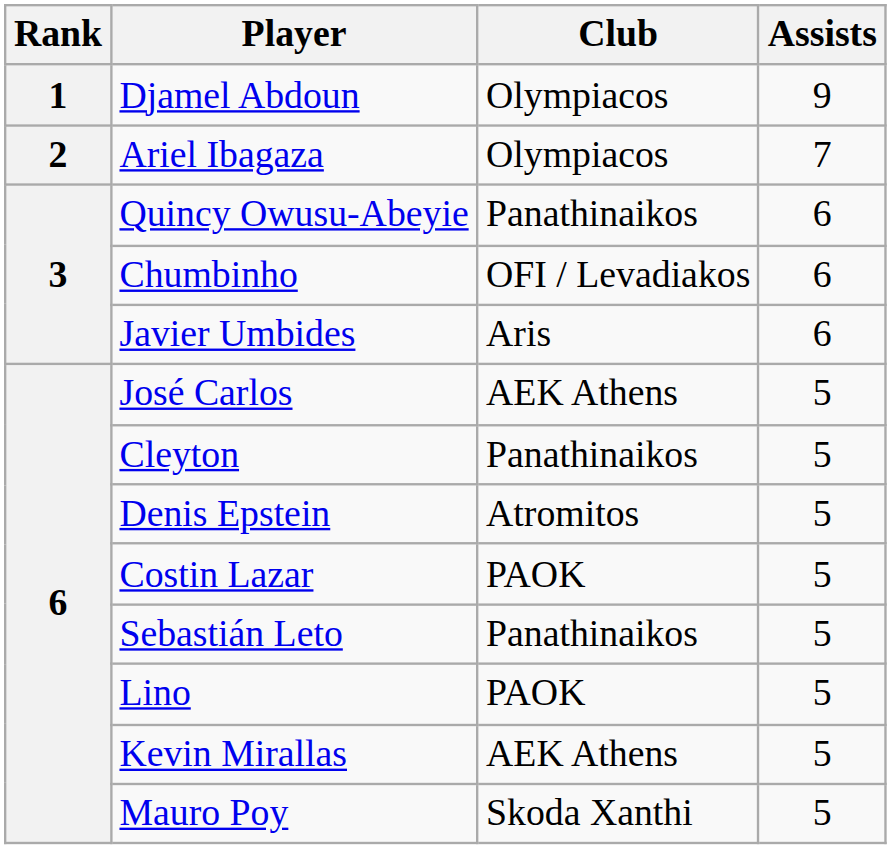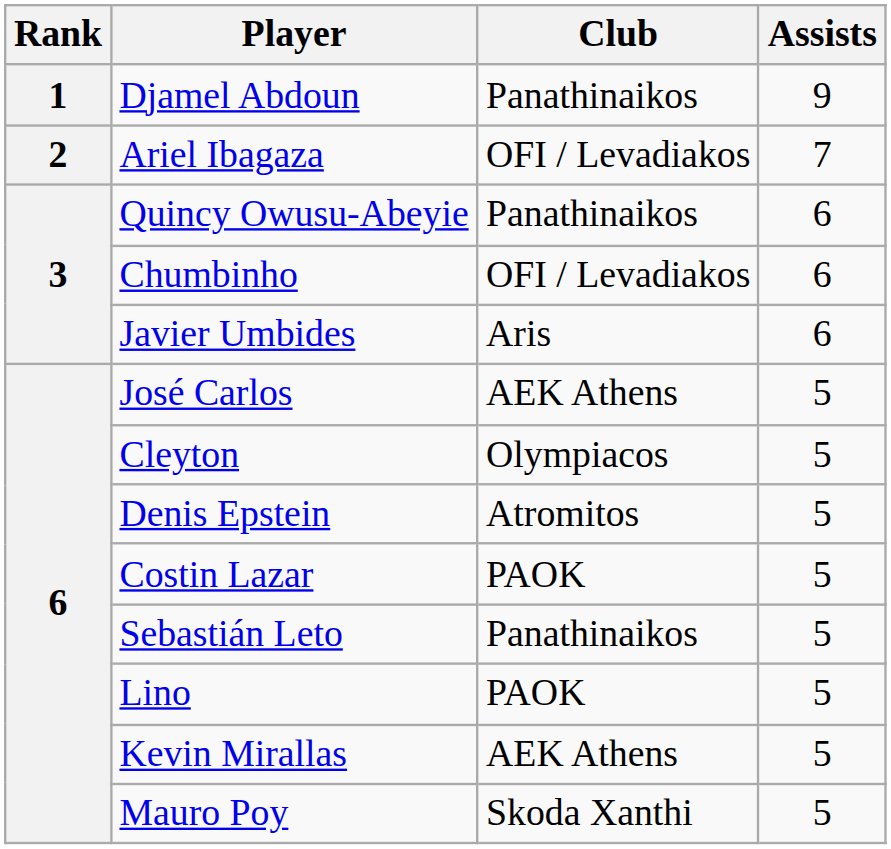(577, 94) Olympiacos -> (592, 94) Panathinaikos
(577, 154) Olympiacos -> (618, 154) OFI / Levadiakos
(592, 453) Panathinaikos -> (577, 453) Olympiacos
